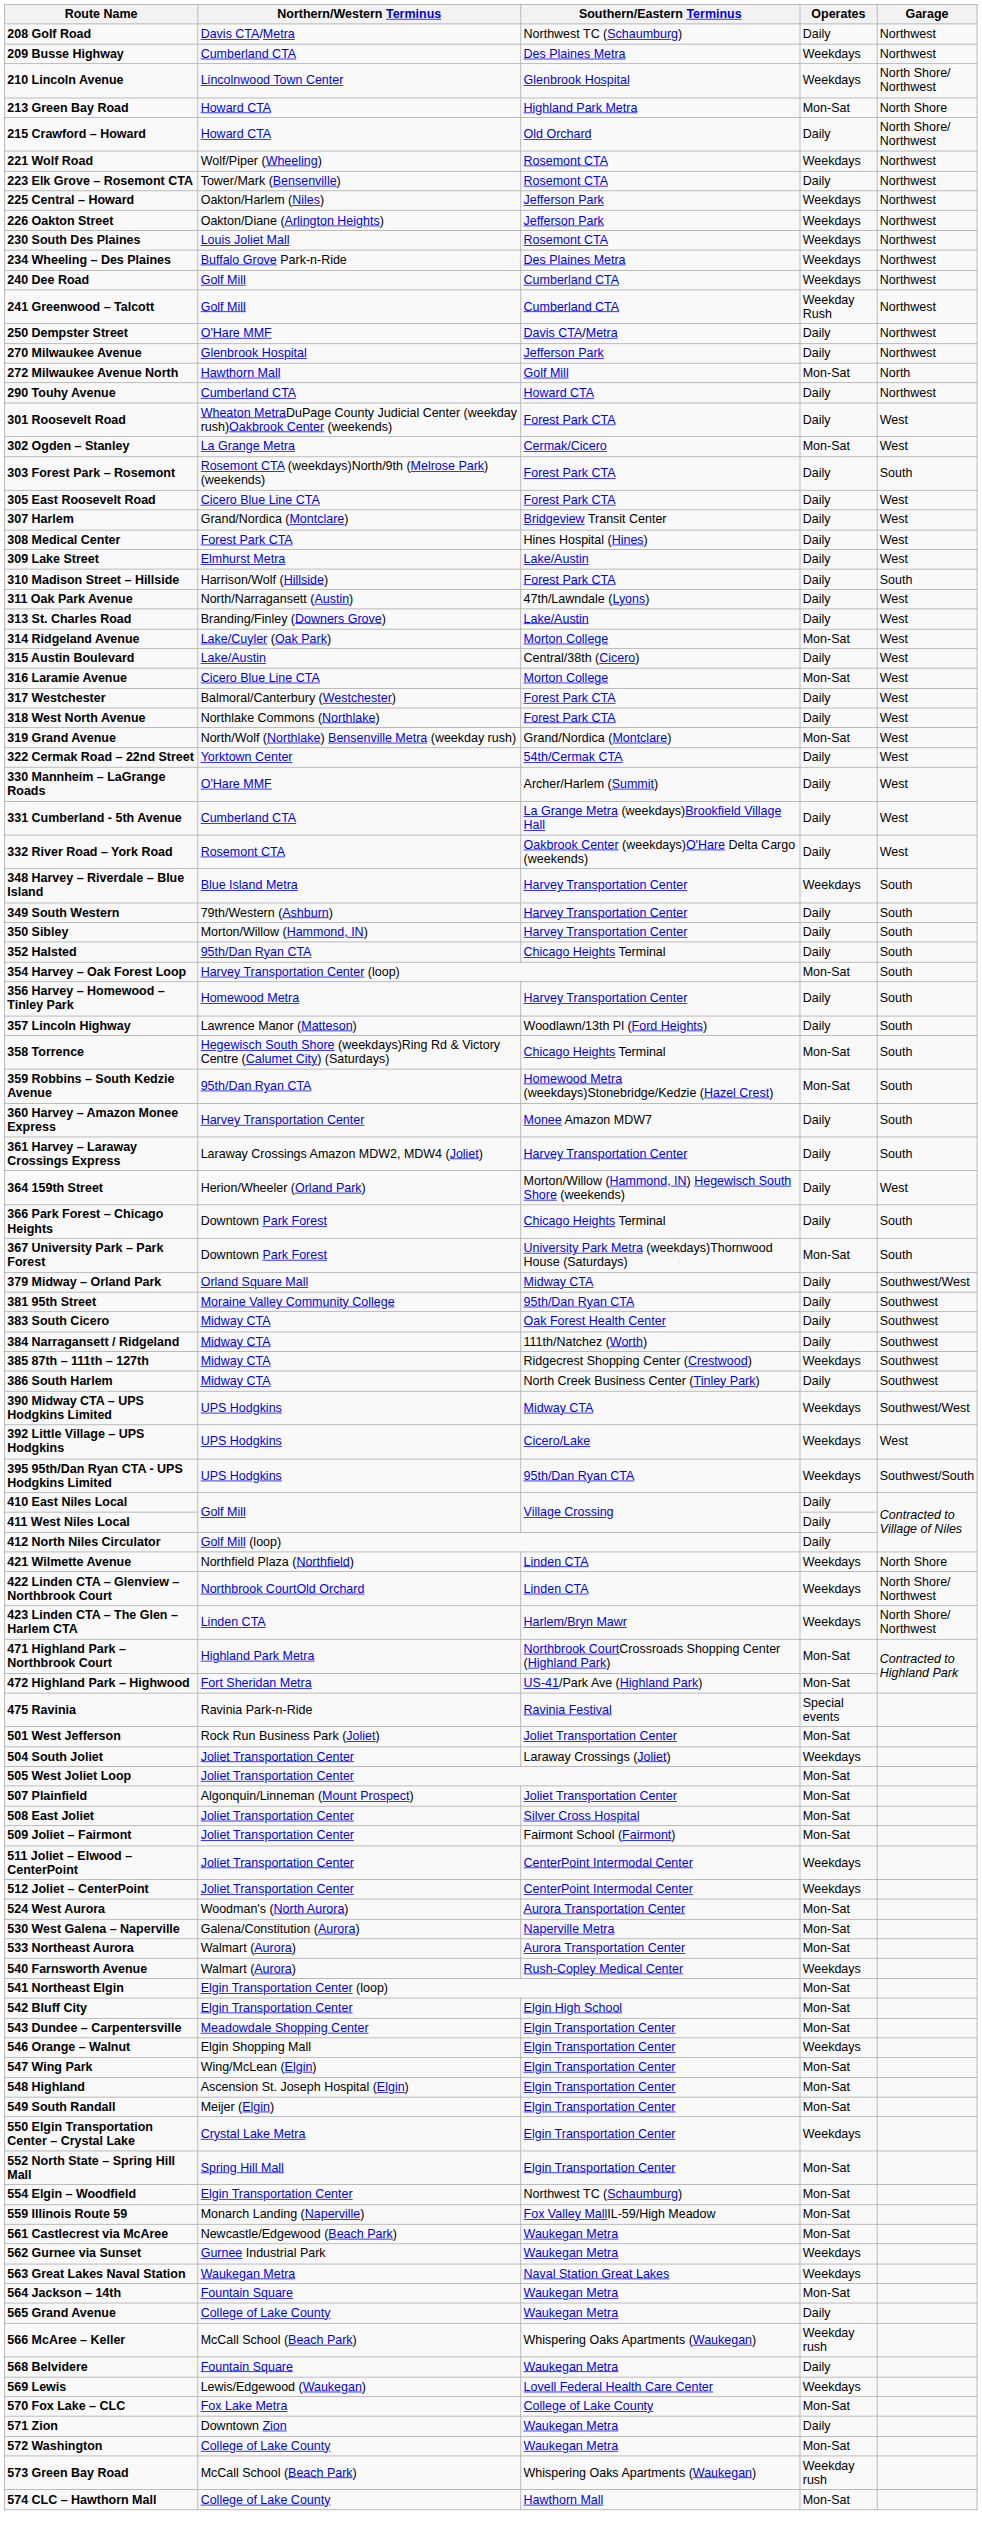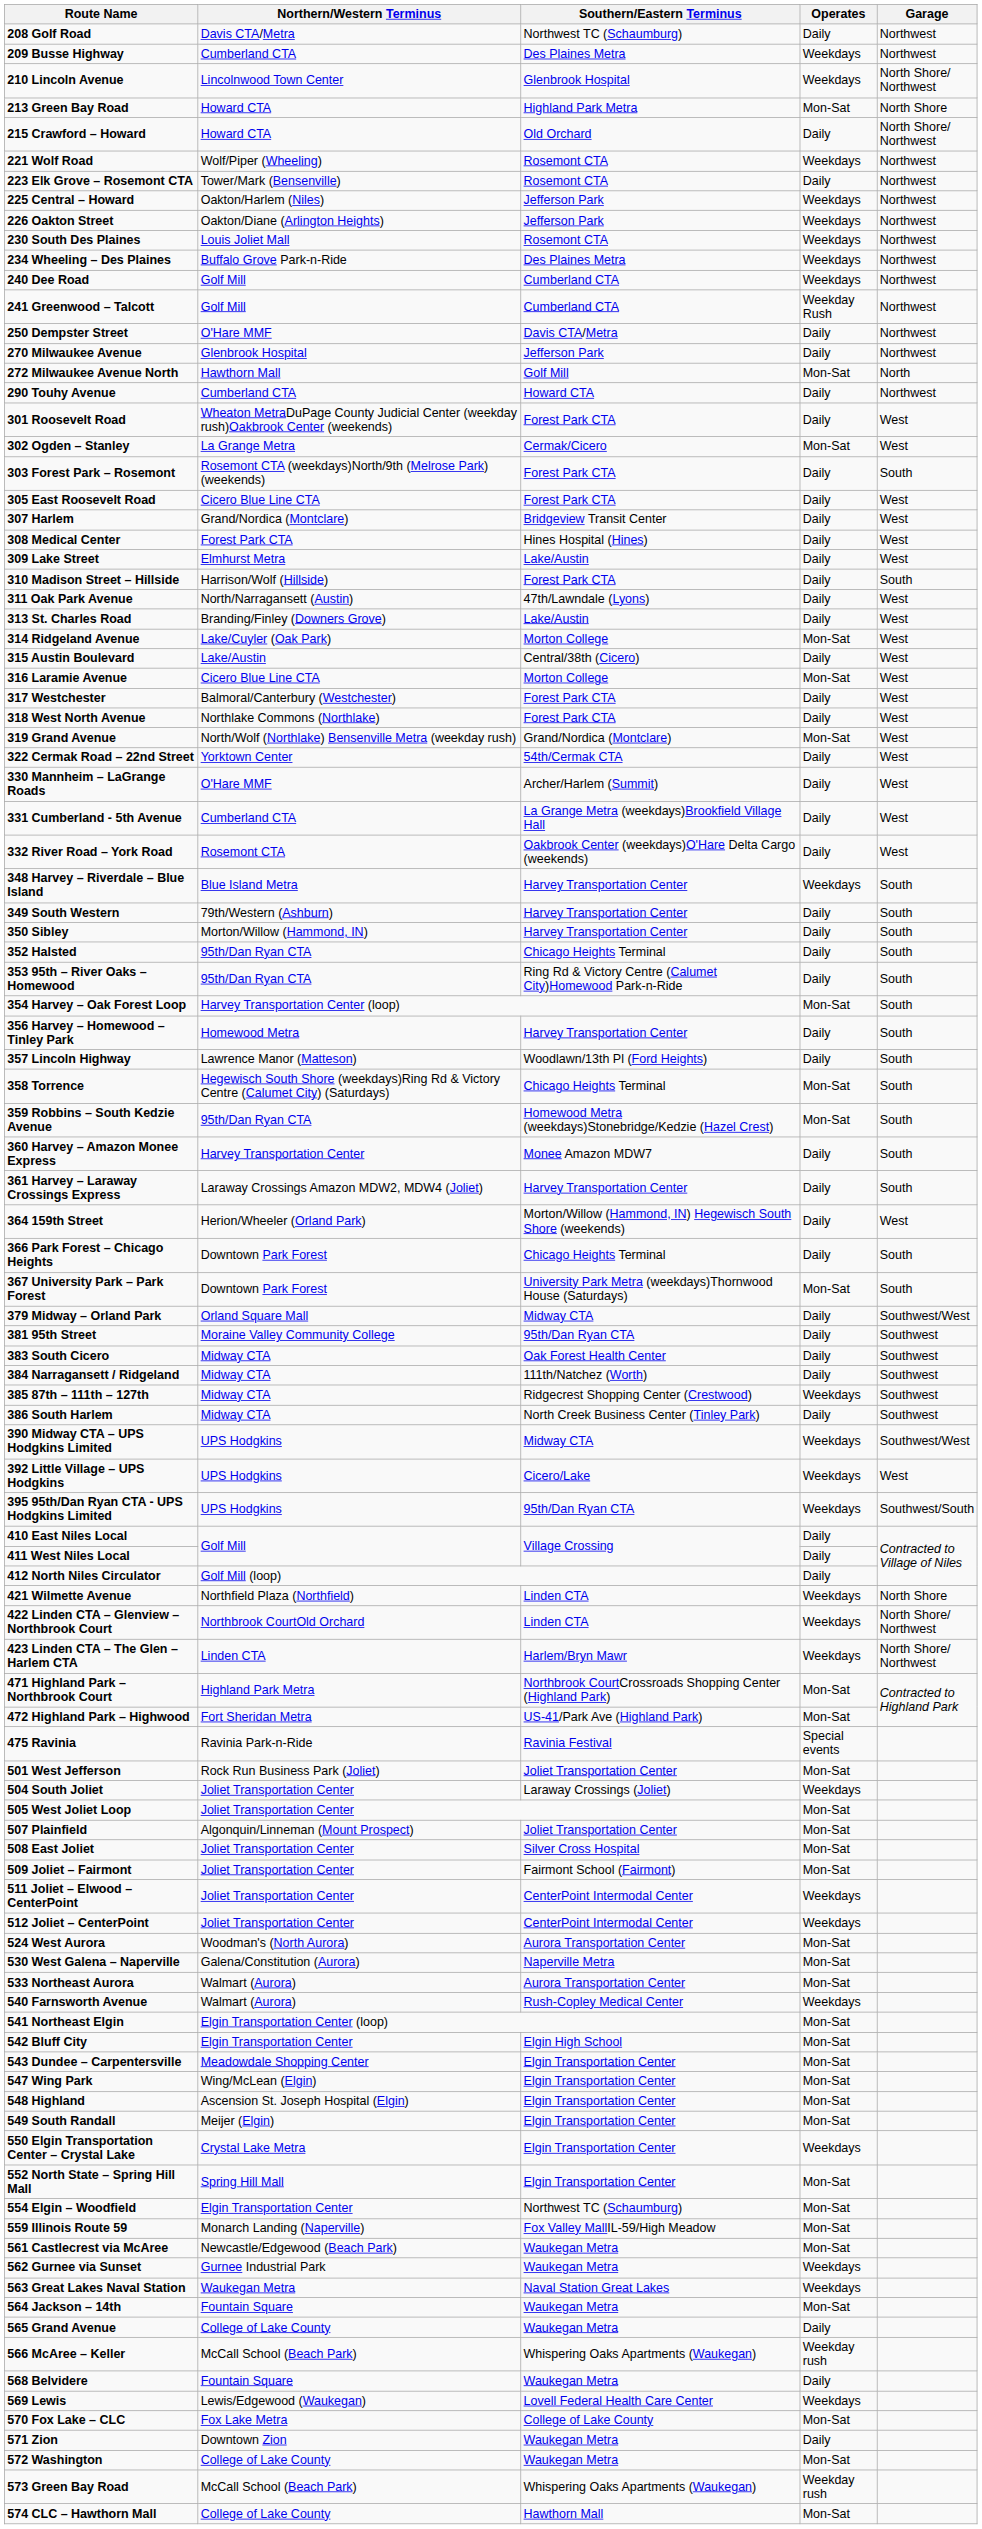+ row: (77, 979)
- row: (69, 2047)
